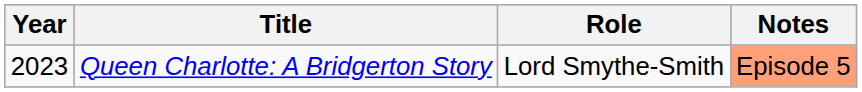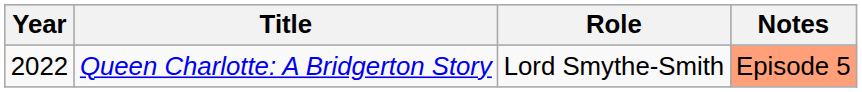(39, 65) 2023 -> (39, 65) 2022
